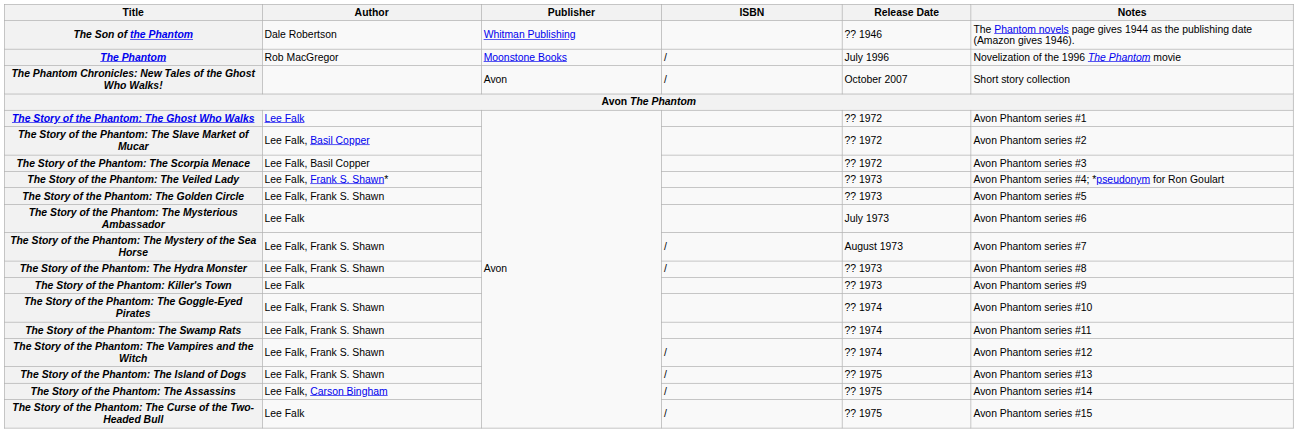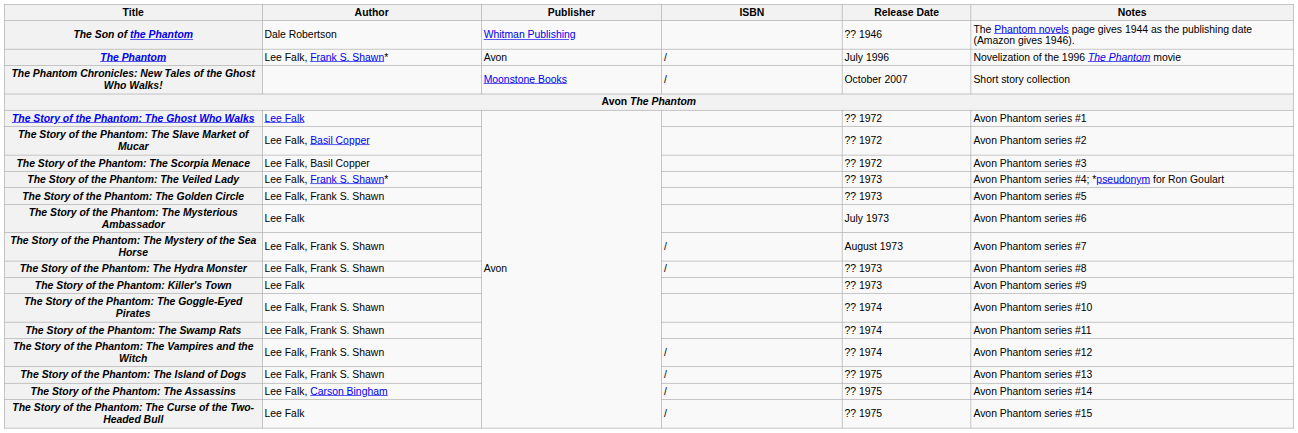(302, 57) Rob MacGregor -> (326, 57) Lee Falk, Frank S. Shawn*
(525, 57) Moonstone Books -> (495, 57) Avon
(495, 79) Avon -> (525, 79) Moonstone Books
